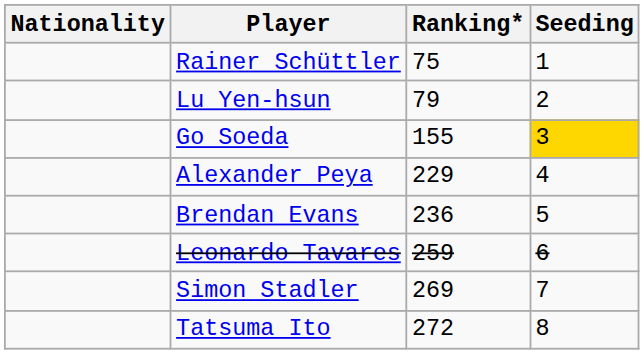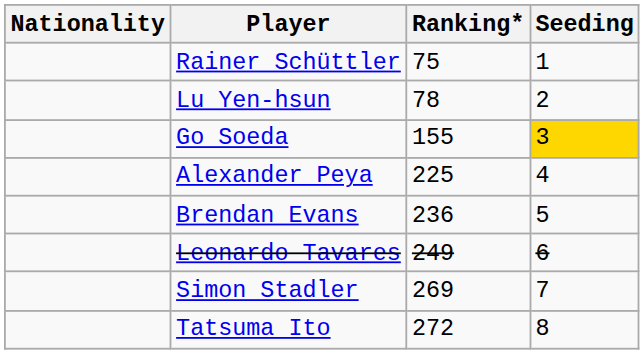(426, 100) 79 -> (426, 100) 78
(433, 177) 229 -> (433, 177) 225
(433, 253) 259 -> (433, 253) 249
